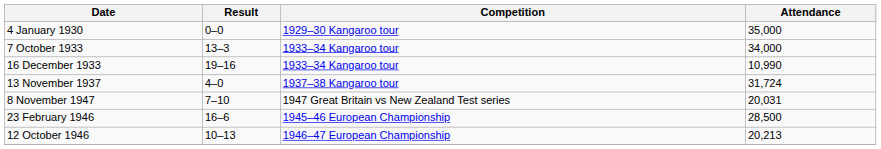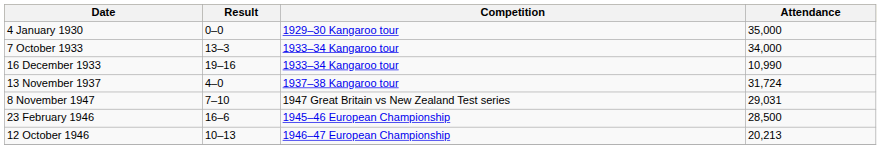(765, 100) 20,031 -> (765, 100) 29,031
